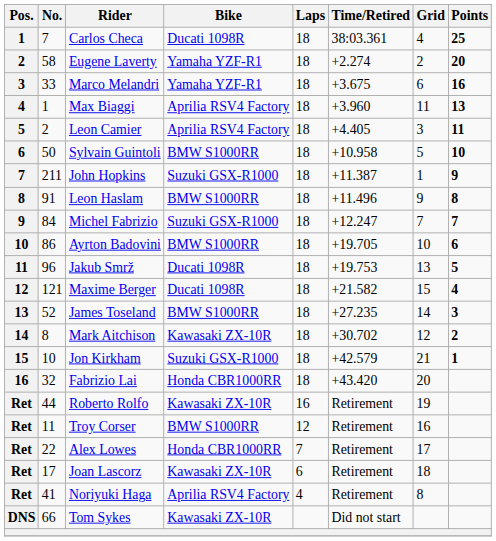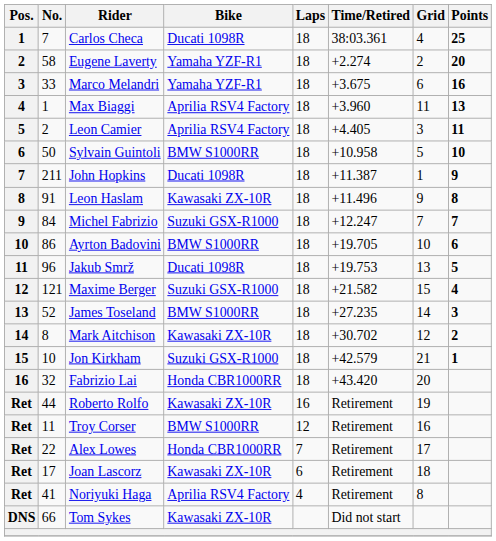(223, 175) Suzuki GSX-R1000 -> (206, 175) Ducati 1098R
(213, 198) BMW S1000RR -> (219, 198) Kawasaki ZX-10R
(206, 289) Ducati 1098R -> (223, 289) Suzuki GSX-R1000
